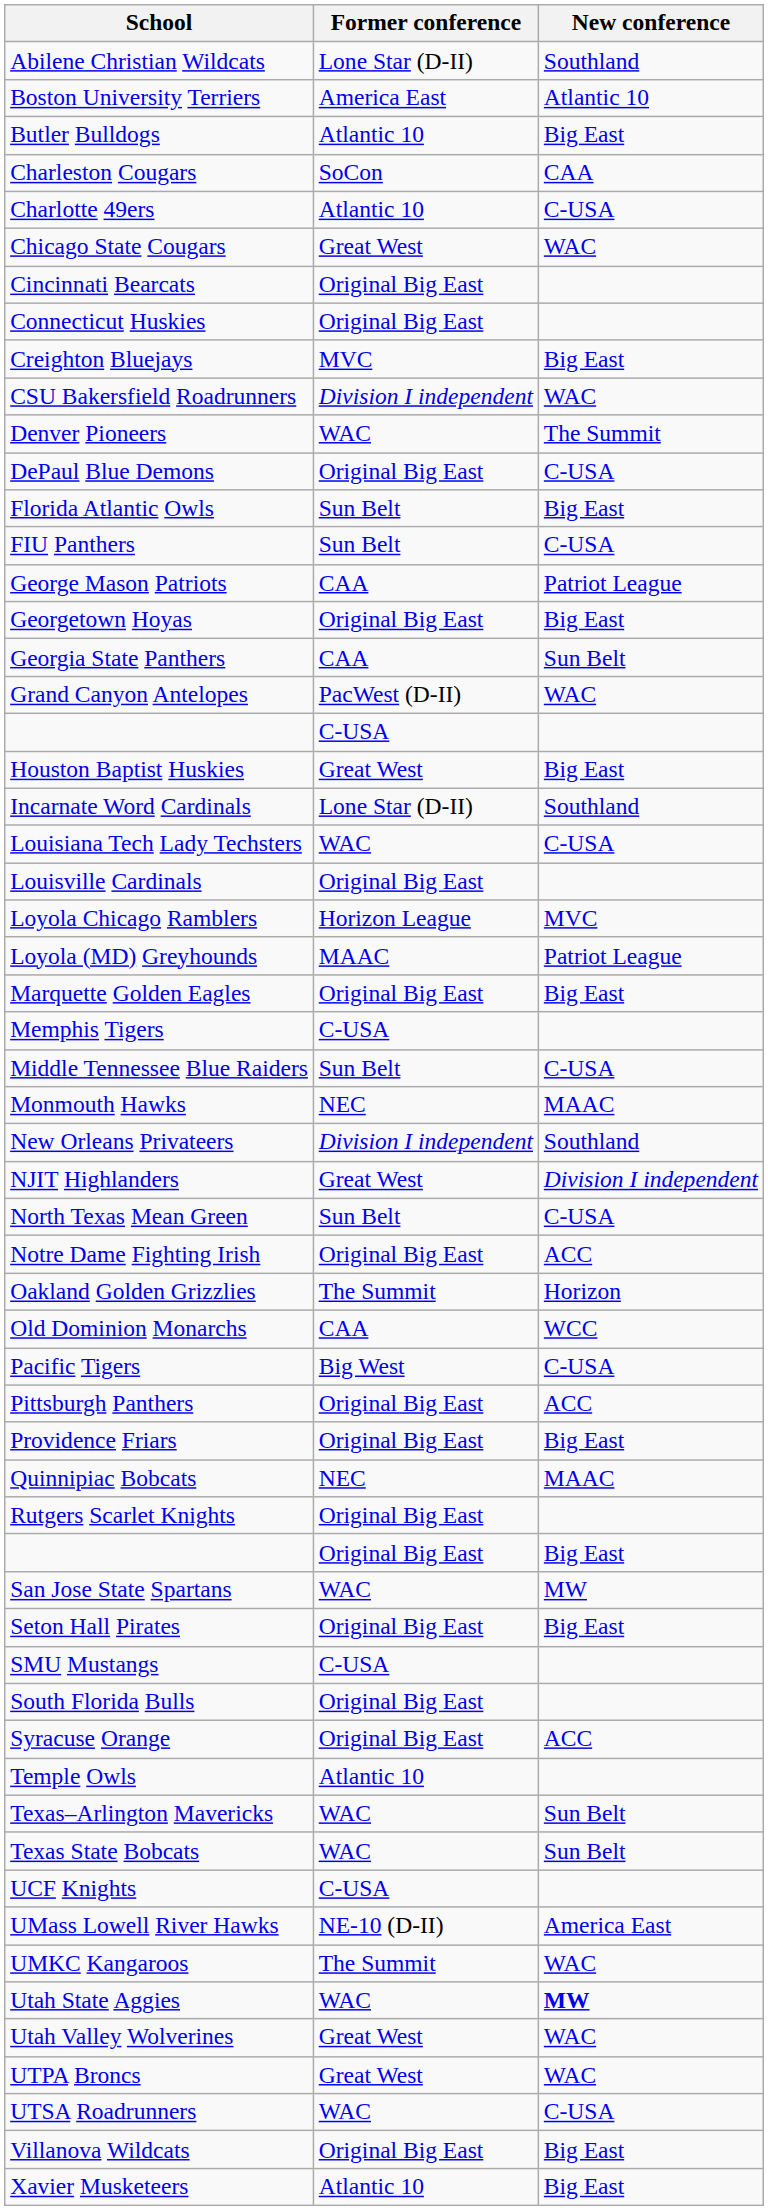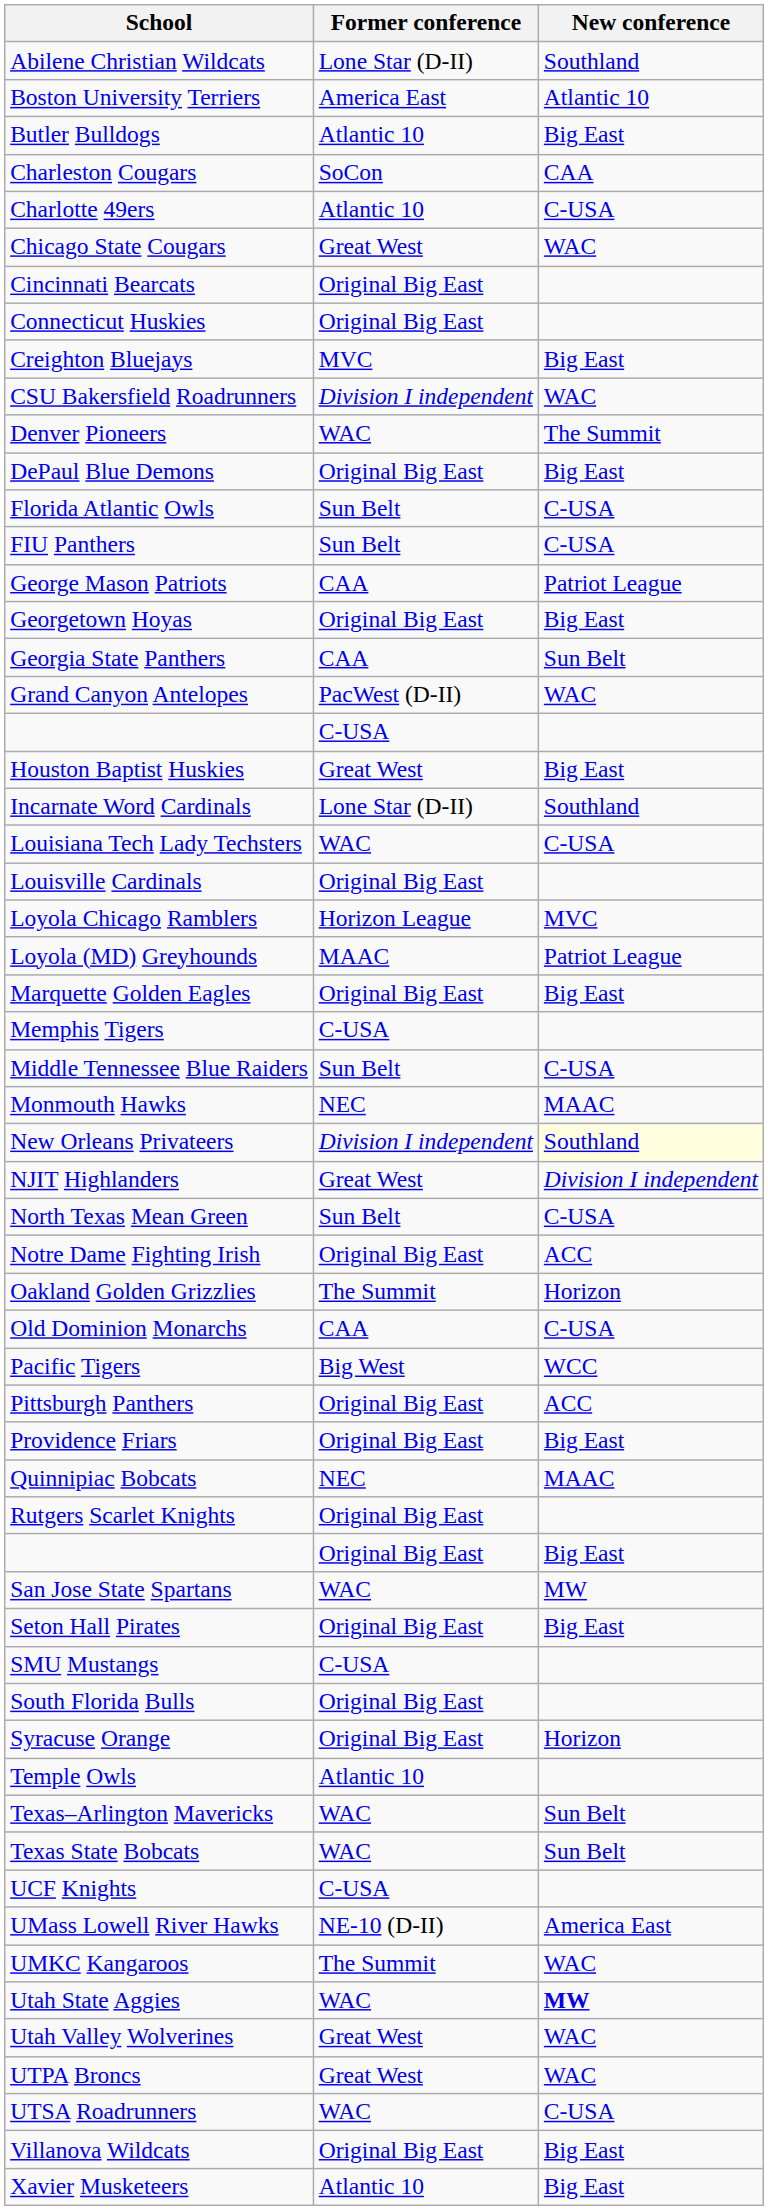(579, 470) C-USA -> (584, 470) Big East
(584, 508) Big East -> (579, 508) C-USA
(592, 1142) no background -> (592, 1142) lightyellow background
(571, 1328) WCC -> (579, 1328) C-USA
(579, 1365) C-USA -> (571, 1365) WCC
(568, 1739) ACC -> (582, 1739) Horizon
